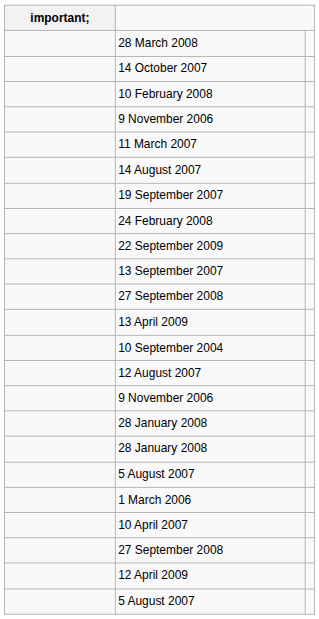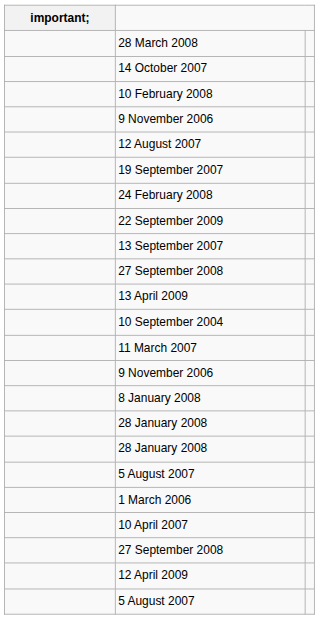rows swapped: (60, 145) <-> (60, 373)
- row: (60, 170)
+ row: (60, 398)
